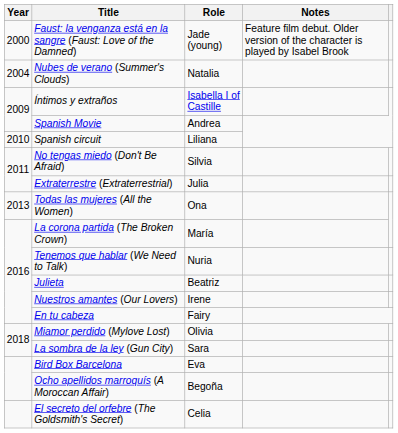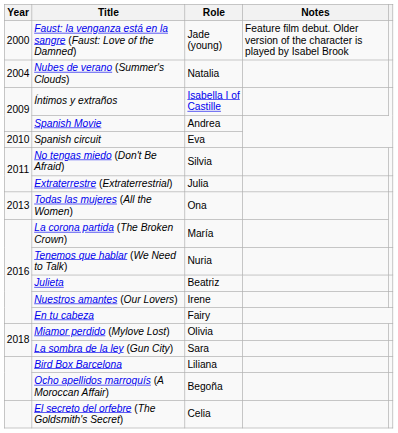(202, 139) Liliana -> (196, 139) Eva
(196, 364) Eva -> (202, 364) Liliana
